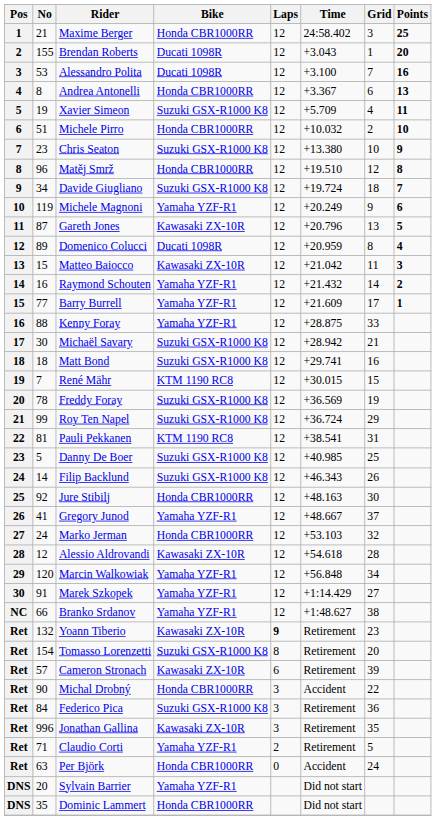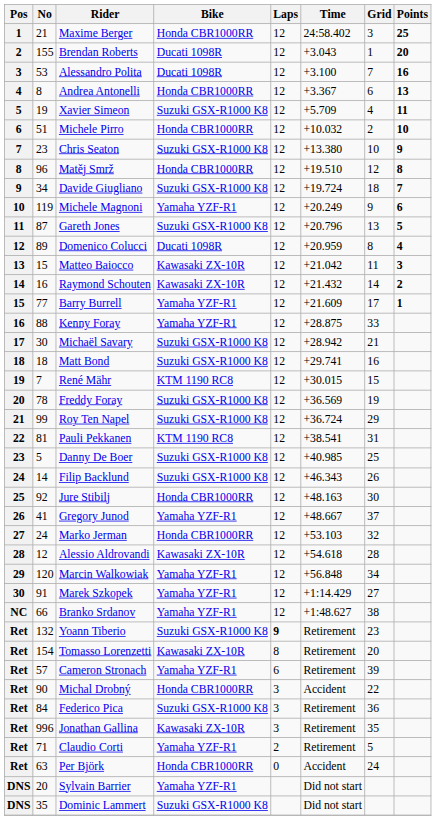(201, 226) Kawasaki ZX-10R -> (212, 226) Suzuki GSX-R1000 K8
(197, 284) Yamaha YZF-R1 -> (201, 284) Kawasaki ZX-10R
(201, 631) Kawasaki ZX-10R -> (212, 631) Suzuki GSX-R1000 K8
(212, 651) Suzuki GSX-R1000 K8 -> (201, 651) Kawasaki ZX-10R
(201, 670) Kawasaki ZX-10R -> (197, 670) Yamaha YZF-R1
(205, 805) Honda CBR1000RR -> (212, 805) Suzuki GSX-R1000 K8
